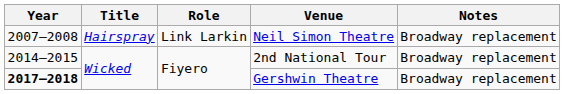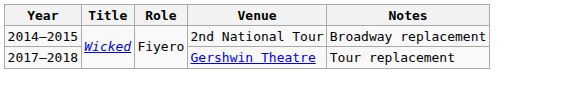- row: (324, 36)
(43, 79) bold -> (43, 57) normal
(479, 79) Broadway replacement -> (392, 57) Tour replacement
